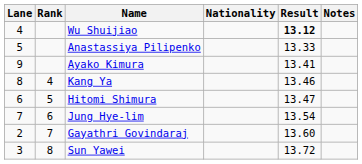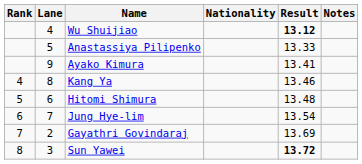columns swapped: (50, 13) <-> (20, 13)
(300, 99) 13.47 -> (300, 99) 13.48
(300, 133) 13.60 -> (300, 133) 13.69
(300, 150) normal -> (300, 150) bold
